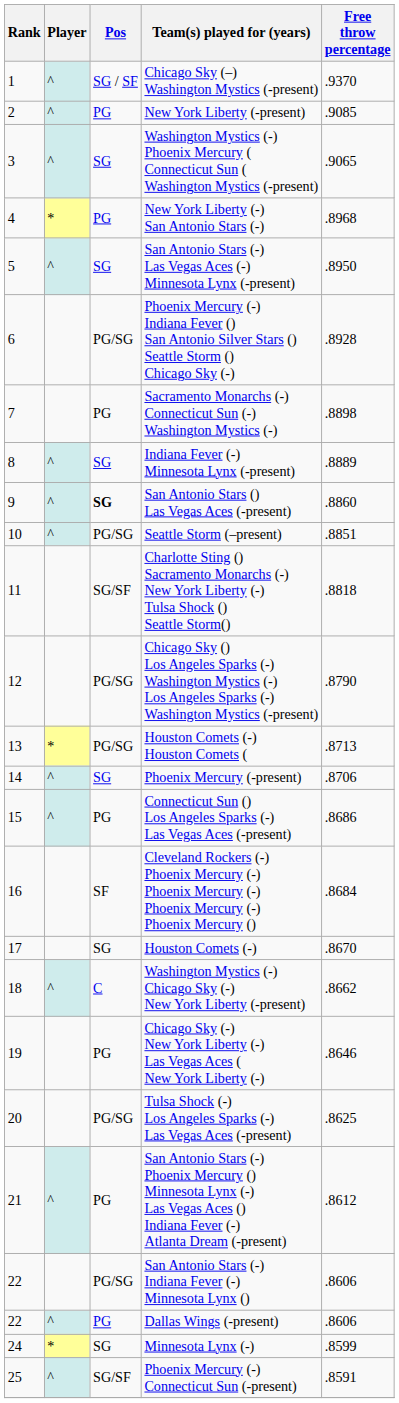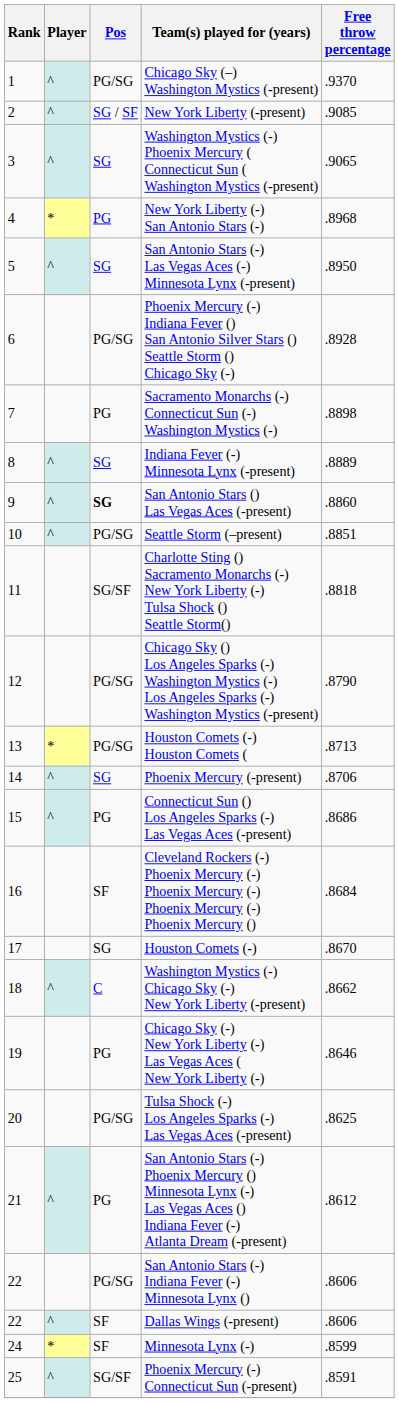(115, 81) SG / SF -> (113, 81) PG/SG
(102, 113) PG -> (115, 113) SG / SF
(102, 1322) PG -> (101, 1322) SF
(102, 1345) SG -> (101, 1345) SF
